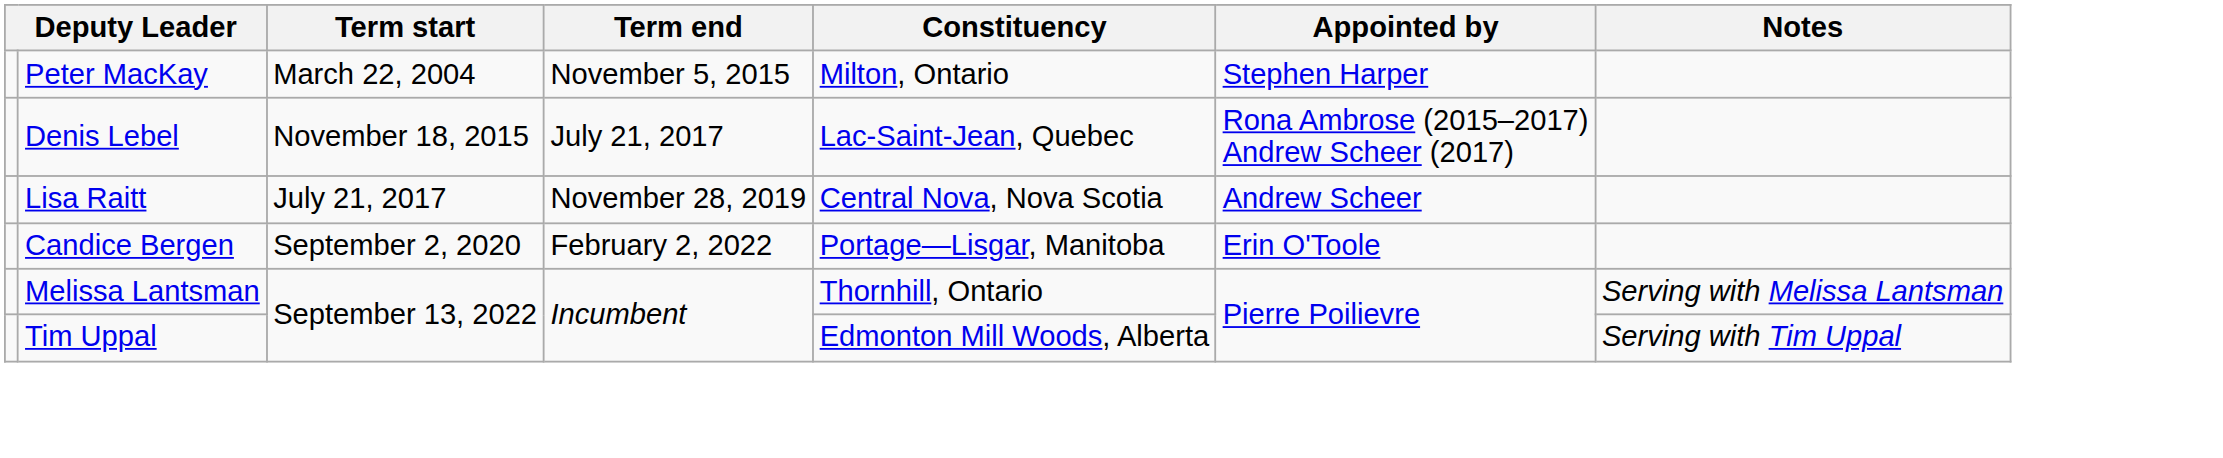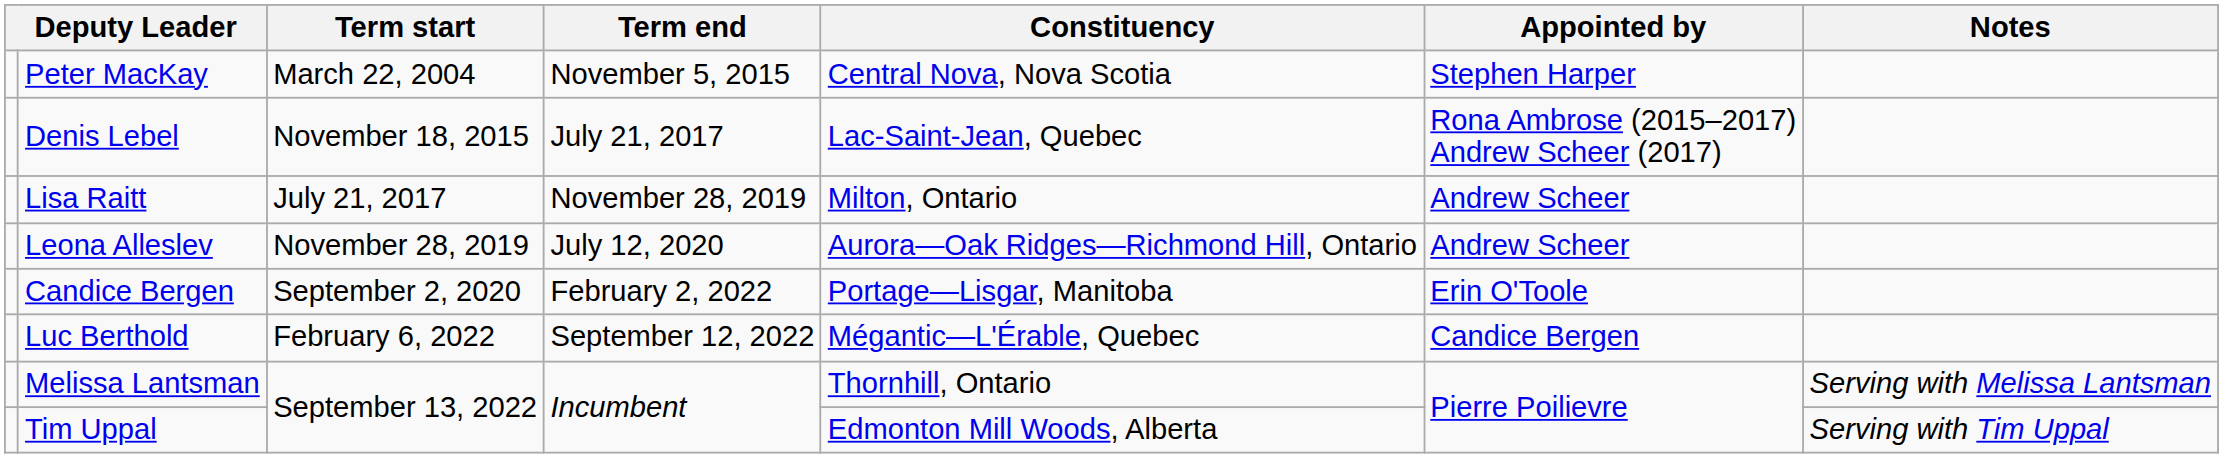(914, 73) Milton, Ontario -> (999, 73) Central Nova, Nova Scotia
(991, 198) Central Nova, Nova Scotia -> (922, 198) Milton, Ontario
+ row: (119, 245)
+ row: (107, 337)
